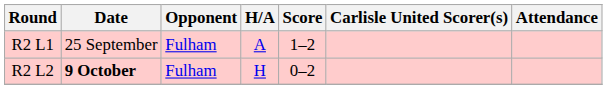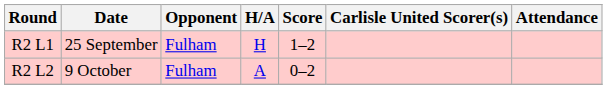(260, 44) A -> (260, 44) H
(100, 71) bold -> (98, 71) normal
(260, 71) H -> (260, 71) A
